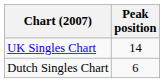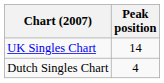(135, 68) 6 -> (135, 68) 4
